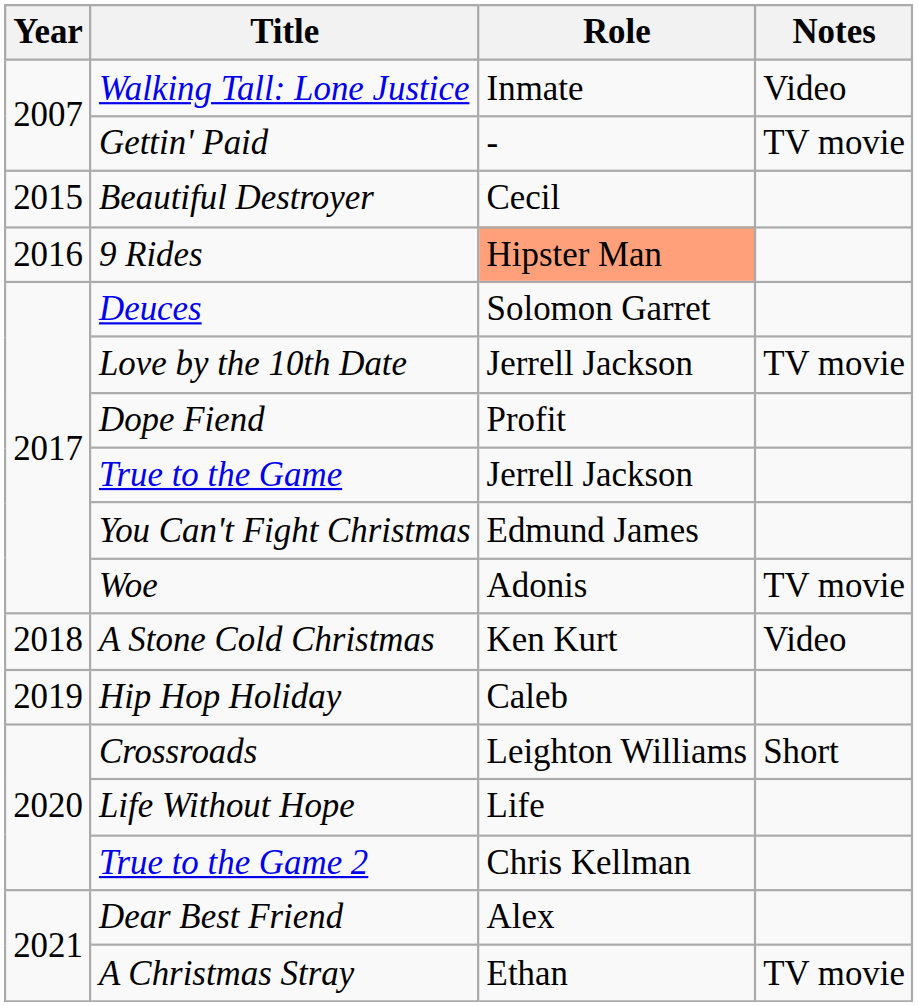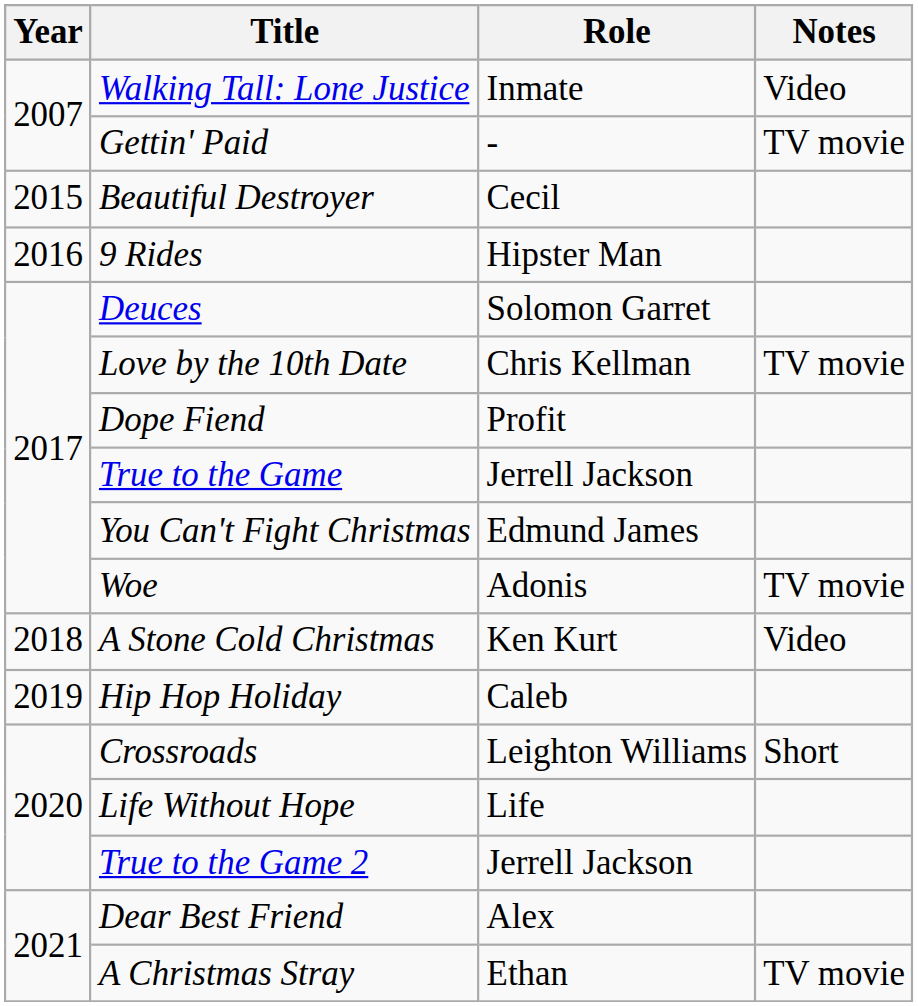(574, 253) lightsalmon background -> (574, 253) no background
(590, 364) Jerrell Jackson -> (589, 364) Chris Kellman
(589, 861) Chris Kellman -> (590, 861) Jerrell Jackson
